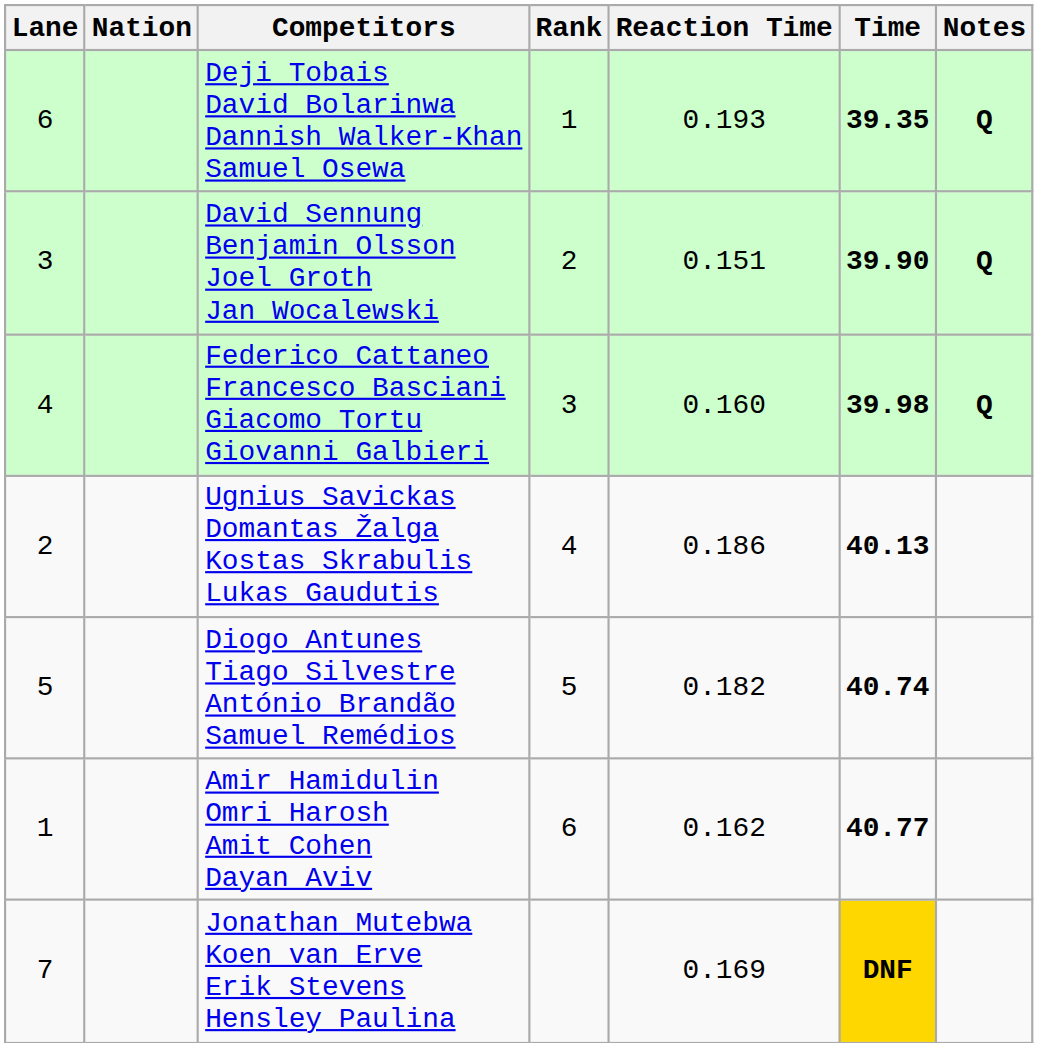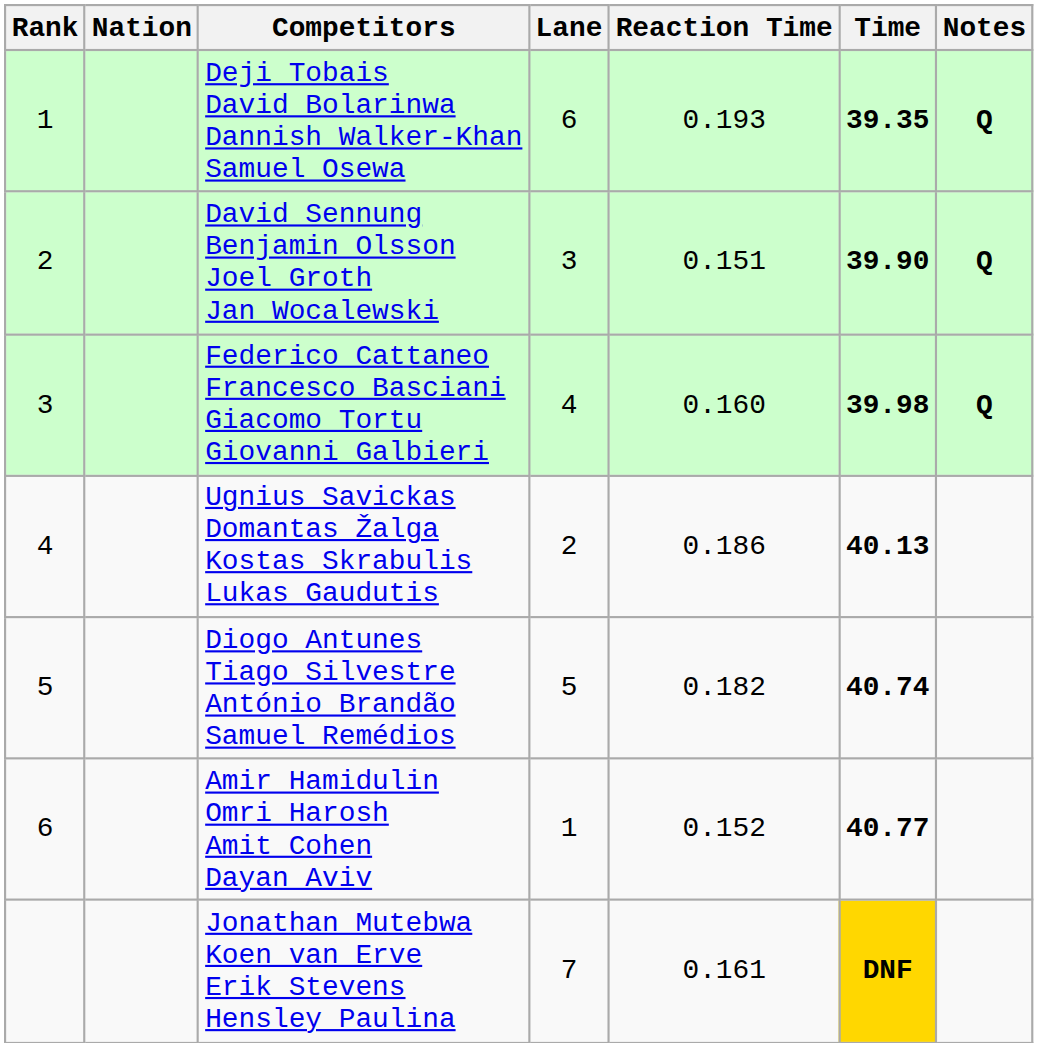columns swapped: (569, 28) <-> (45, 28)
(724, 829) 0.162 -> (724, 829) 0.152
(724, 971) 0.169 -> (724, 971) 0.161
